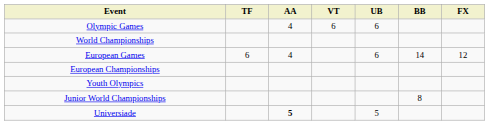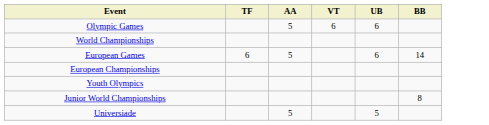- column: (463, 11)
(290, 26) 4 -> (290, 26) 5
(290, 55) 4 -> (290, 55) 5
(290, 112) bold -> (290, 112) normal
